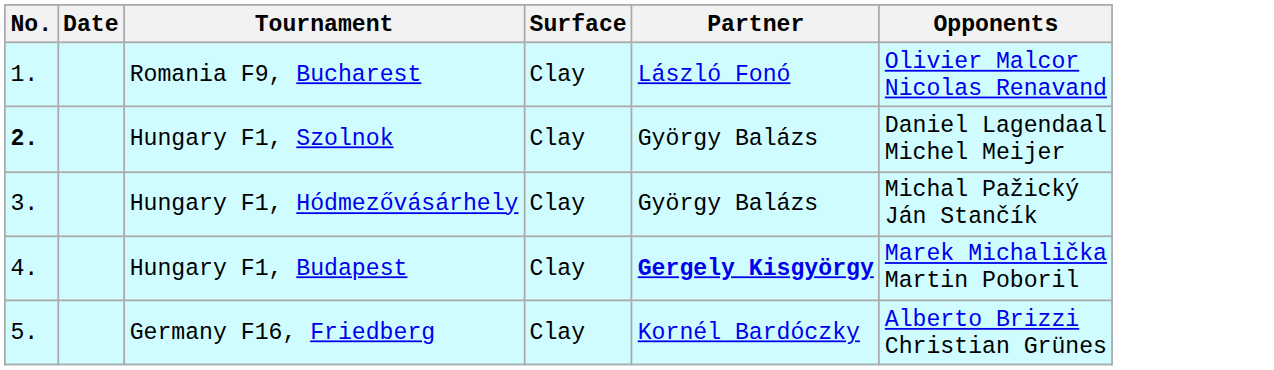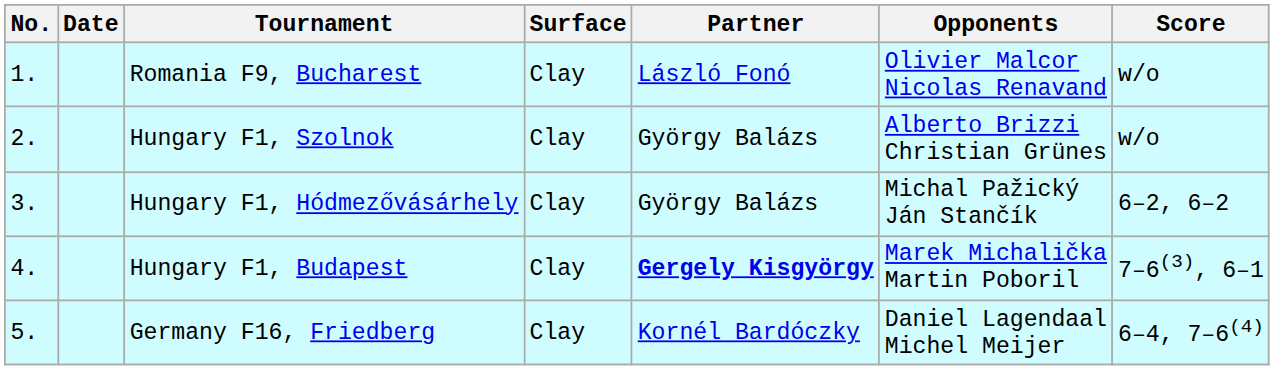+ column: (1191, 24)
(24, 139) bold -> (24, 139) normal
(996, 139) Daniel Lagendaal Michel Meijer -> (996, 139) Alberto Brizzi Christian Grünes
(996, 332) Alberto Brizzi Christian Grünes -> (996, 332) Daniel Lagendaal Michel Meijer
